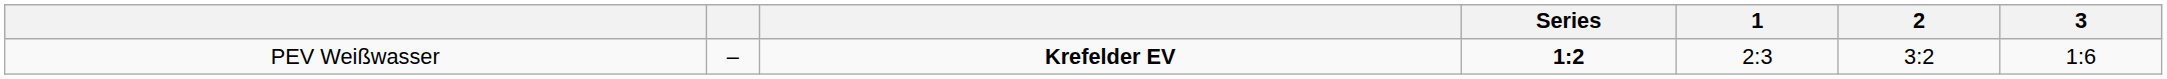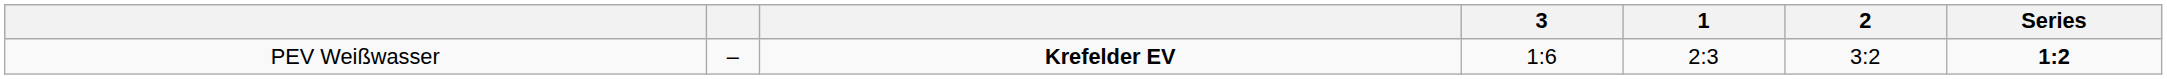columns swapped: (1569, 21) <-> (2081, 21)
